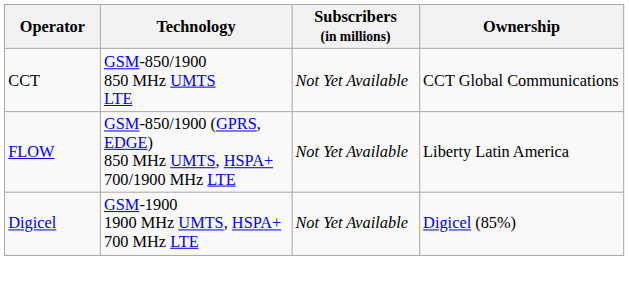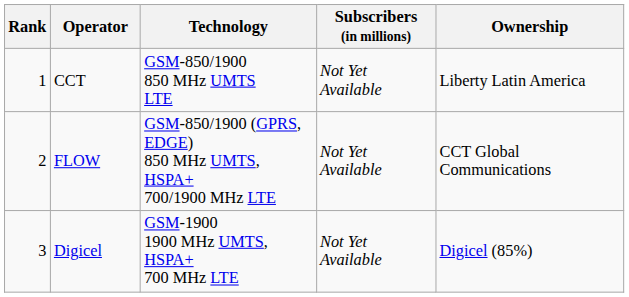+ column: (27, 26)
(521, 80) CCT Global Communications -> (512, 80) Liberty Latin America
(496, 151) Liberty Latin America -> (495, 161) CCT Global Communications
